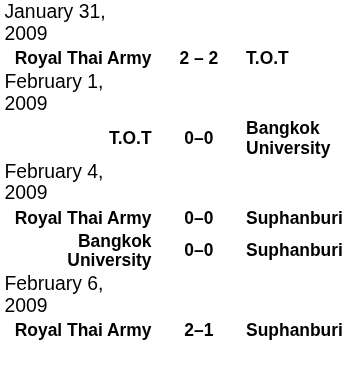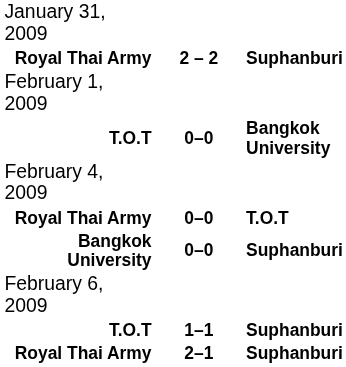(267, 58) T.O.T -> (294, 58) Suphanburi
(294, 218) Suphanburi -> (267, 218) T.O.T
+ row: (130, 330)
